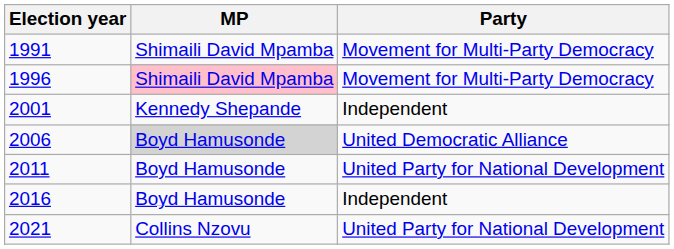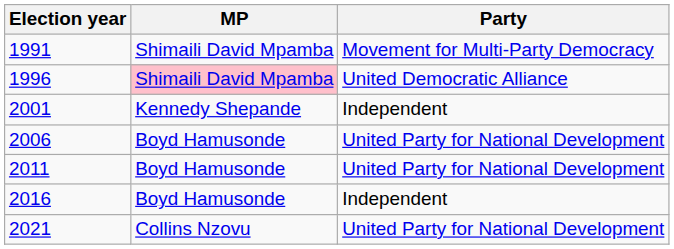(498, 79) Movement for Multi-Party Democracy -> (455, 79) United Democratic Alliance
(210, 139) lightgrey background -> (210, 139) no background
(455, 139) United Democratic Alliance -> (503, 139) United Party for National Development
